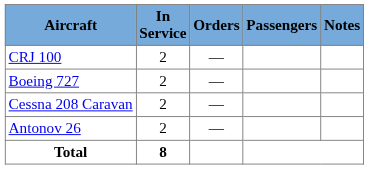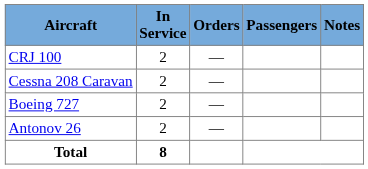rows swapped: (44, 80) <-> (71, 104)
